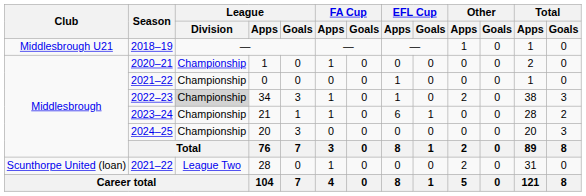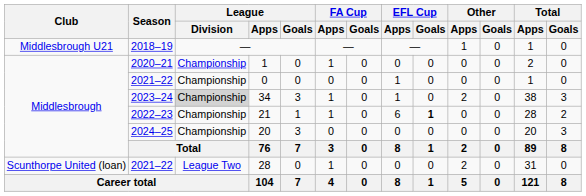(152, 98) 2022–23 -> (152, 98) 2023–24
(152, 115) 2023–24 -> (152, 115) 2022–23
(431, 115) normal -> (431, 115) bold
